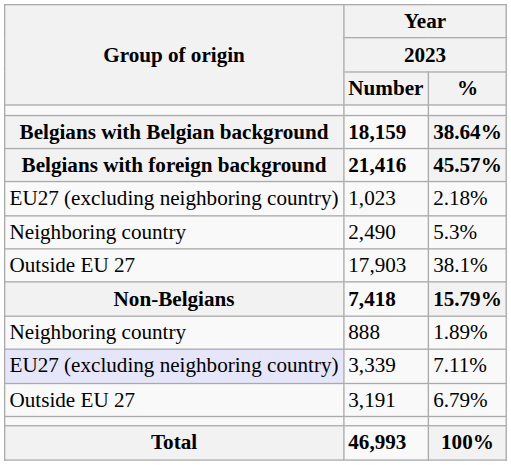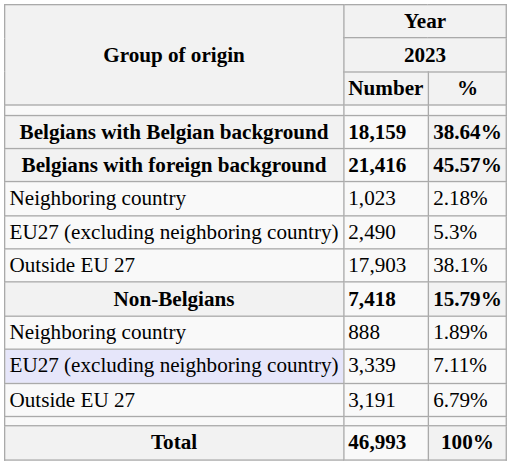(174, 198) EU27 (excluding neighboring country) -> (98, 198) Neighboring country
(98, 231) Neighboring country -> (174, 231) EU27 (excluding neighboring country)
